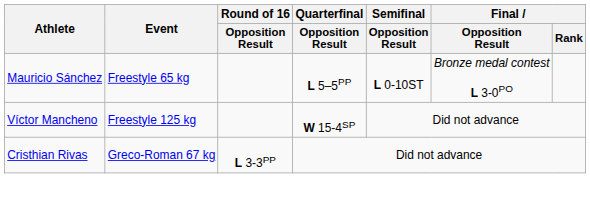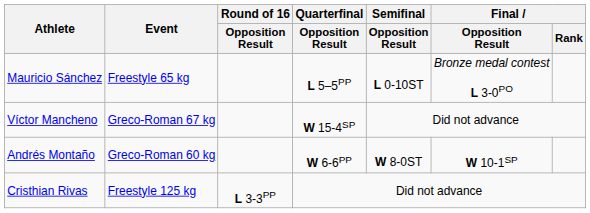(152, 120) Freestyle 125 kg -> (162, 120) Greco-Roman 67 kg
+ row: (51, 156)
(162, 156) Greco-Roman 67 kg -> (152, 191) Freestyle 125 kg
